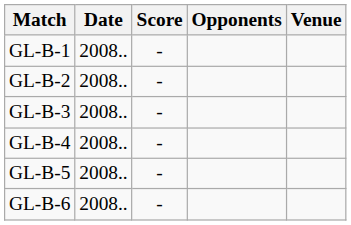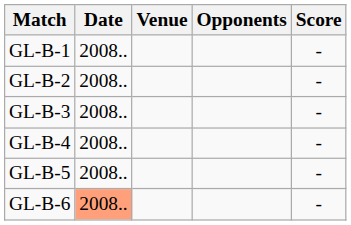columns swapped: (316, 19) <-> (160, 19)
(103, 204) no background -> (103, 204) lightsalmon background
